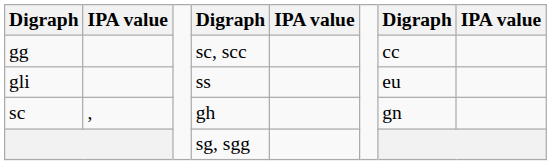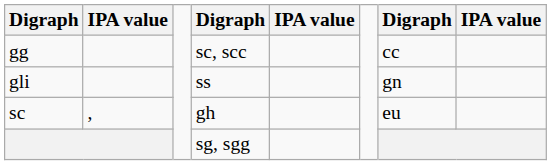(392, 81) eu -> (392, 81) gn
(392, 112) gn -> (392, 112) eu
